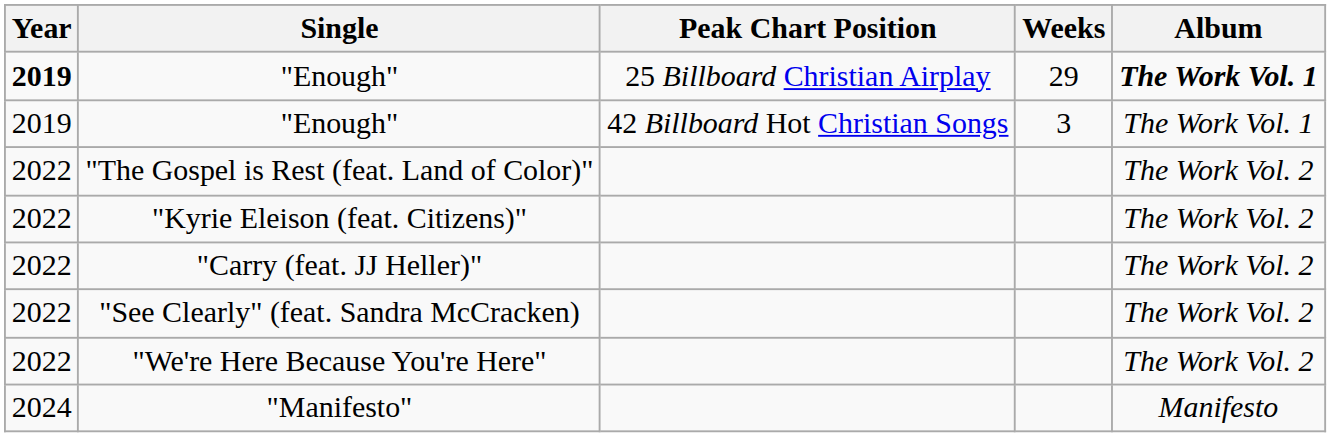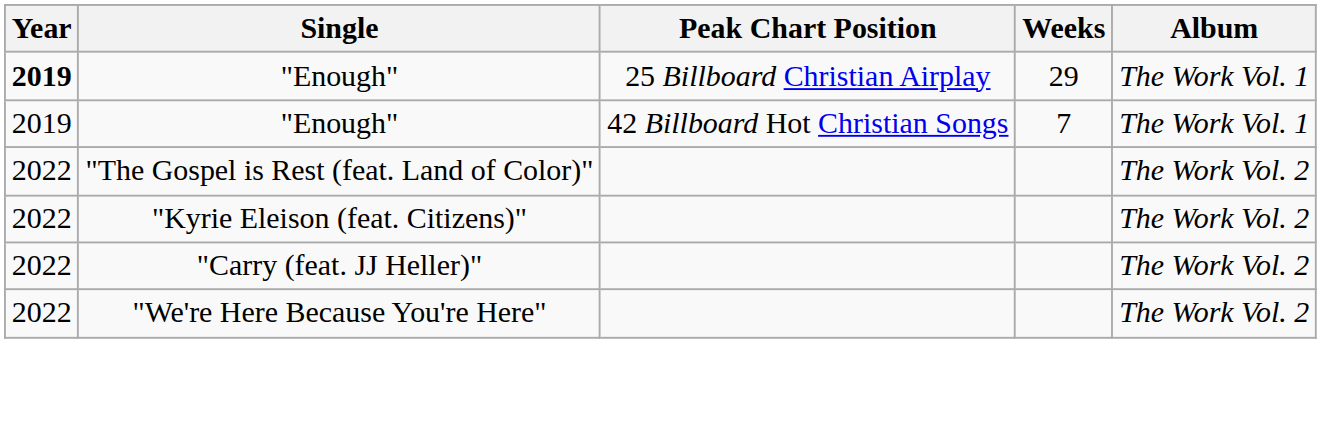(1218, 75) bold -> (1214, 75) normal
(1064, 123) 3 -> (1064, 123) 7
- row: (339, 312)
- row: (339, 407)
